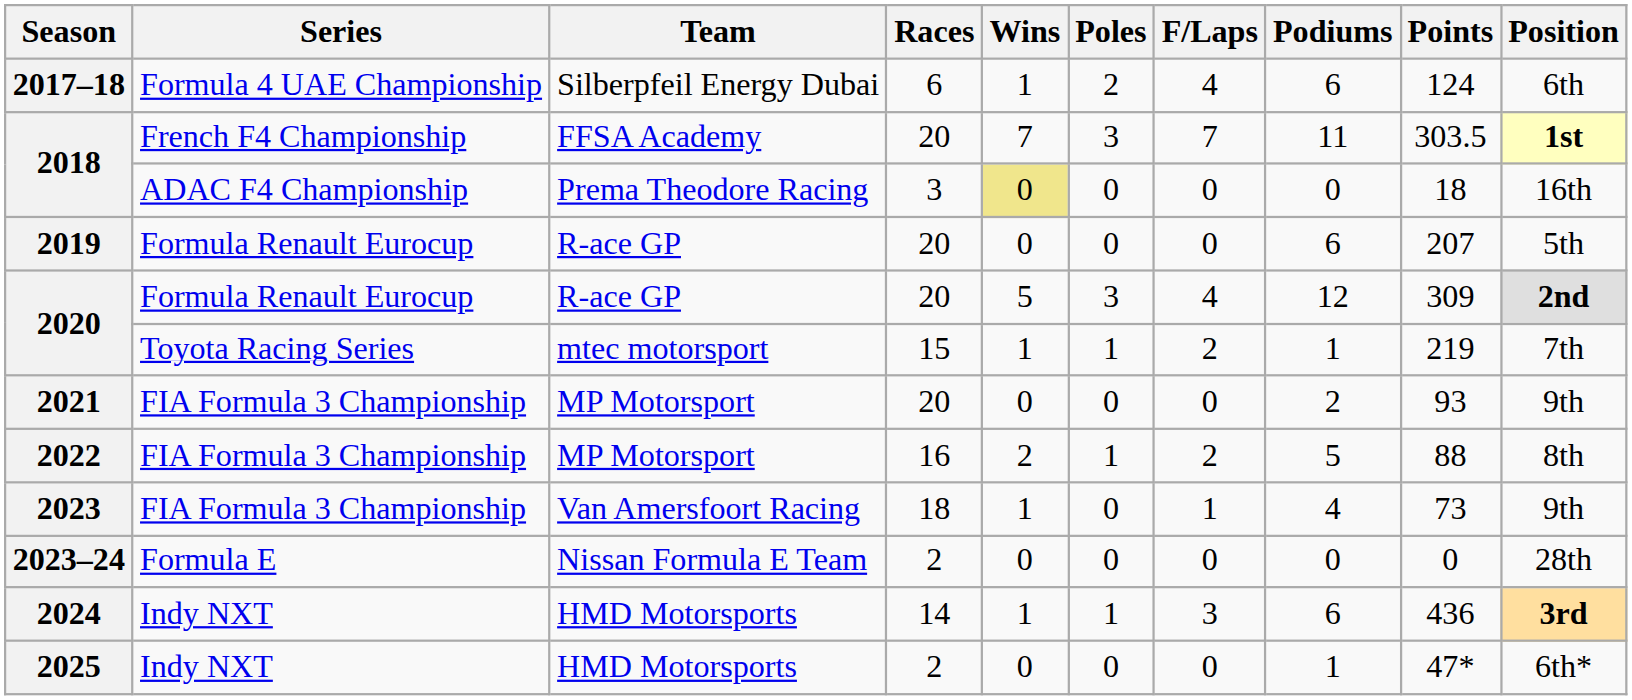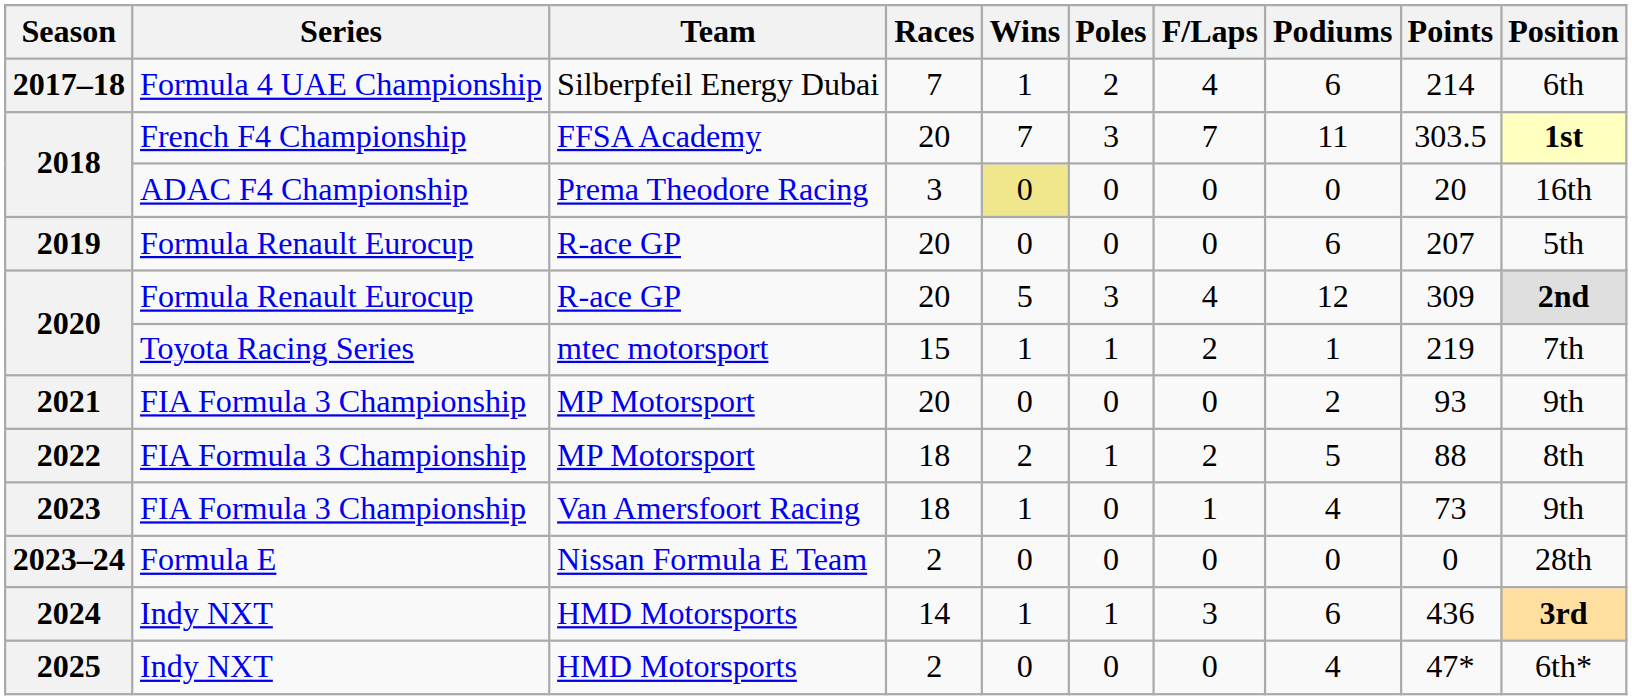(934, 84) 6 -> (934, 84) 7
(1450, 84) 124 -> (1450, 84) 214
(1450, 190) 18 -> (1450, 190) 20
(934, 455) 16 -> (934, 455) 18
(1333, 666) 1 -> (1333, 666) 4
